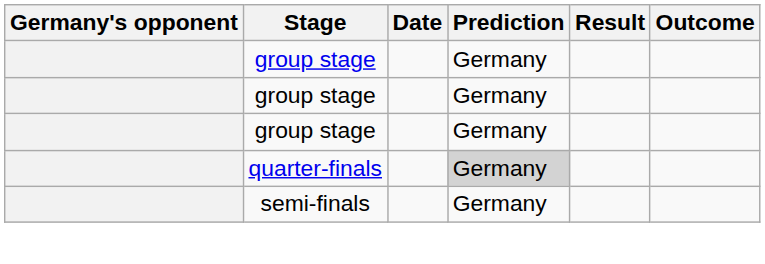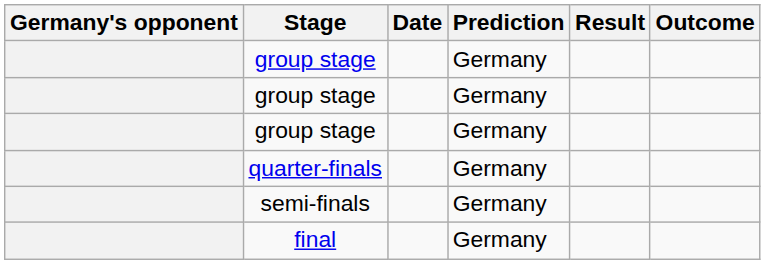(500, 167) lightgrey background -> (500, 167) no background
+ row: (124, 241)
